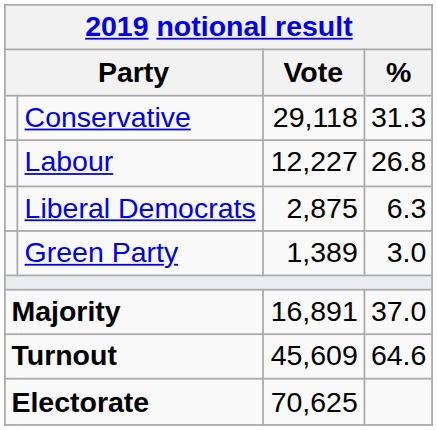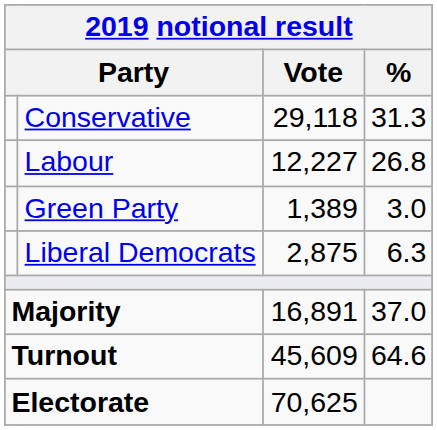rows swapped: (140, 207) <-> (101, 252)
